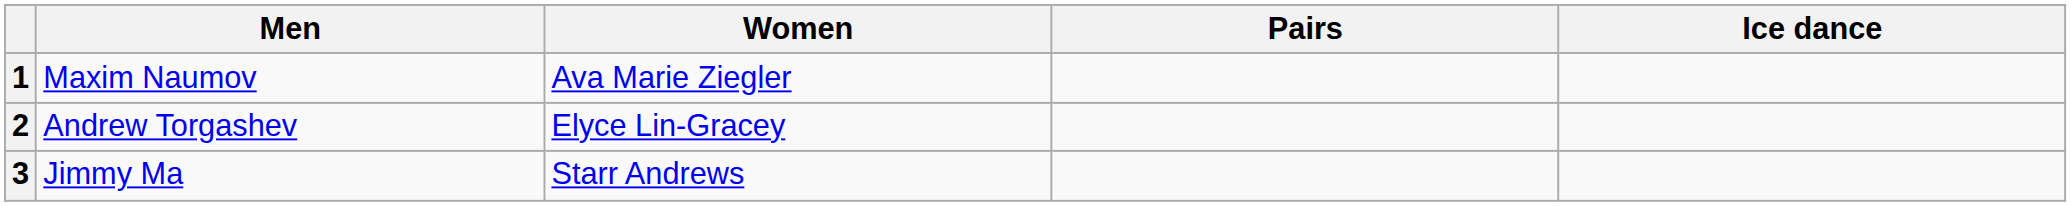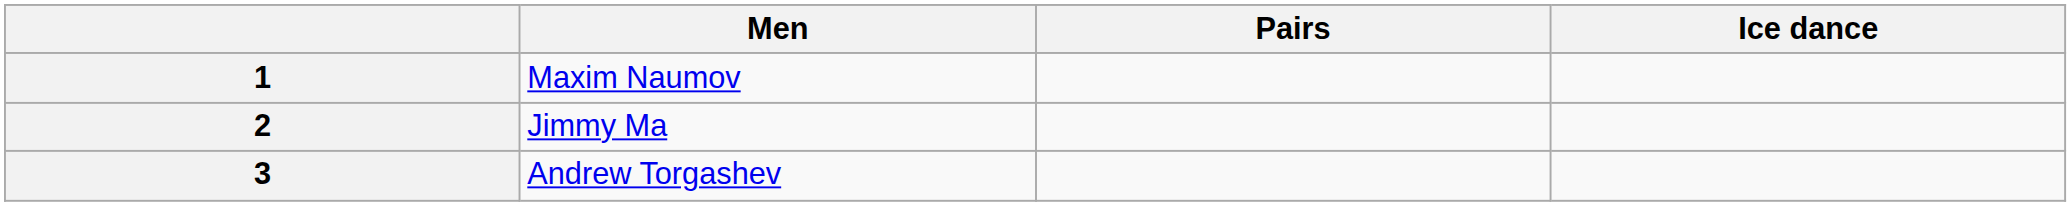- column: (798, 28)
(170, 126) Andrew Torgashev -> (597, 126) Jimmy Ma
(113, 175) Jimmy Ma -> (654, 175) Andrew Torgashev
